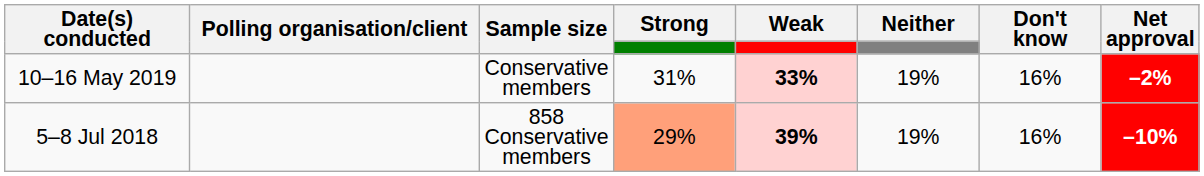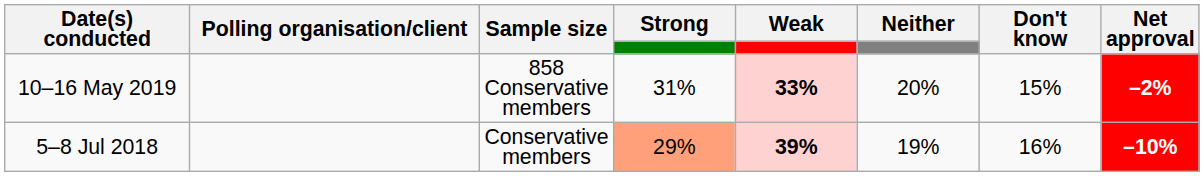(546, 78) Conservative members -> (546, 88) 858 Conservative members
(918, 78) 19% -> (918, 88) 20%
(1040, 78) 16% -> (1040, 88) 15%
(546, 137) 858 Conservative members -> (546, 147) Conservative members
